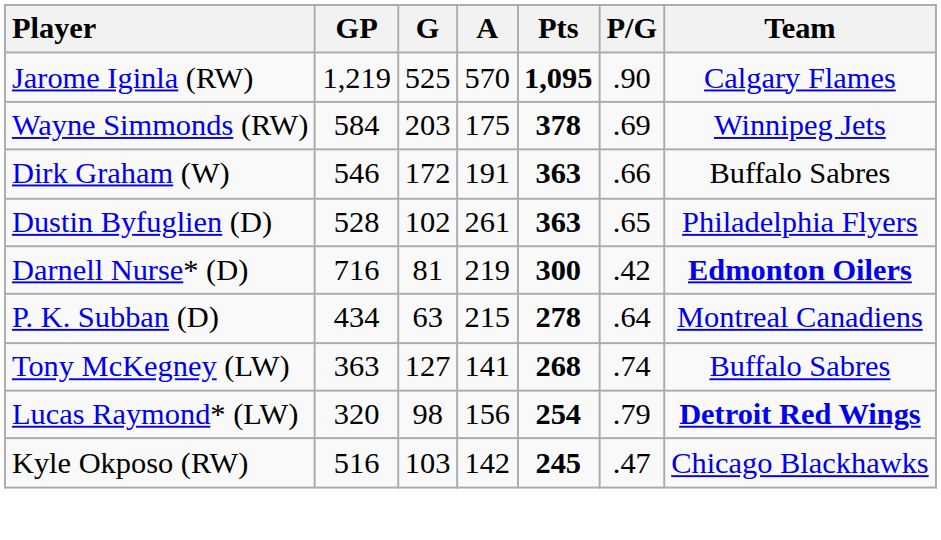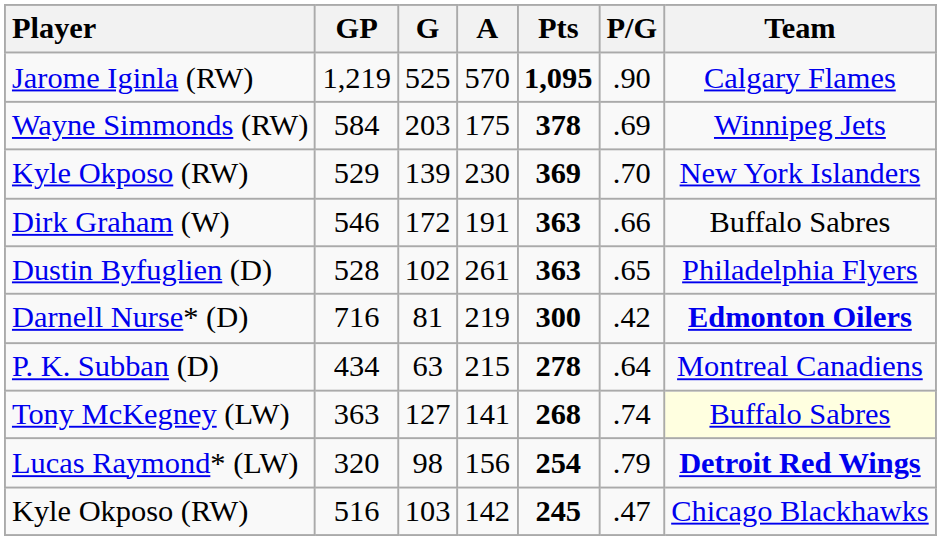+ row: (130, 173)
(800, 366) no background -> (800, 414) lightyellow background
